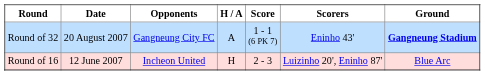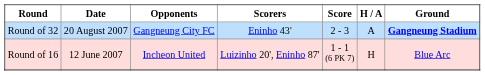columns swapped: (231, 13) <-> (333, 13)
(263, 35) 1 - 1 (6 PK 7) -> (340, 30) 2 - 3
(263, 61) 2 - 3 -> (340, 52) 1 - 1 (6 PK 7)
